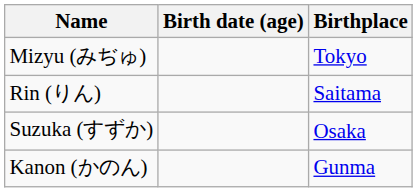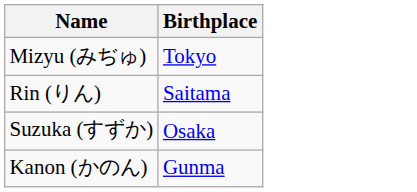- column: (233, 21)
